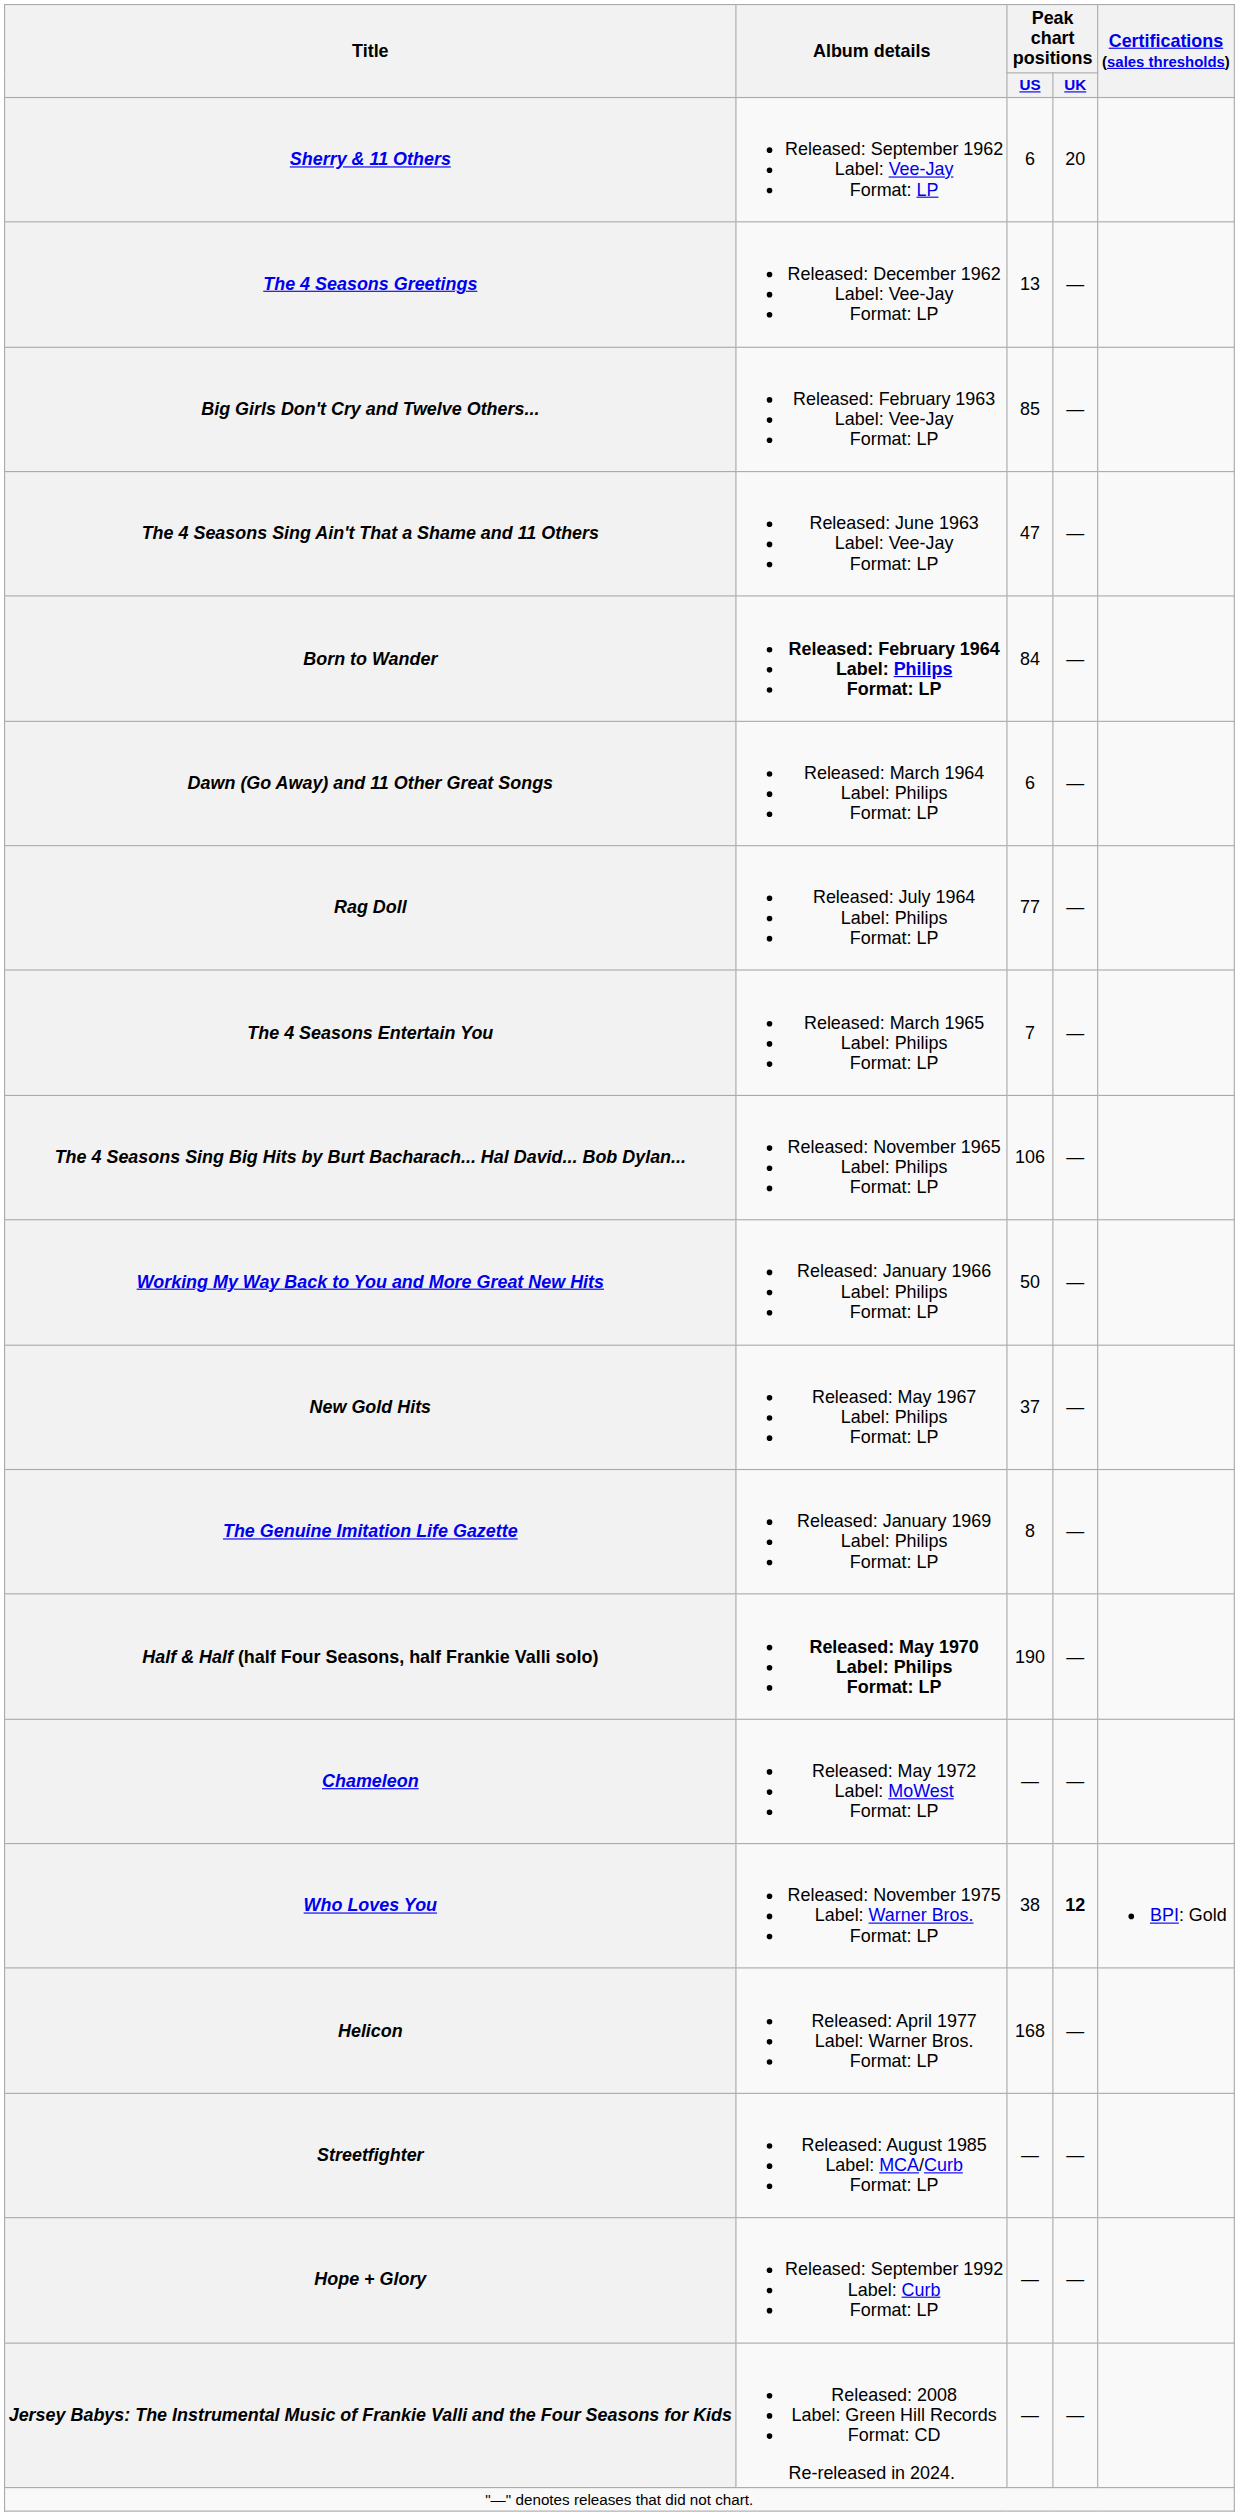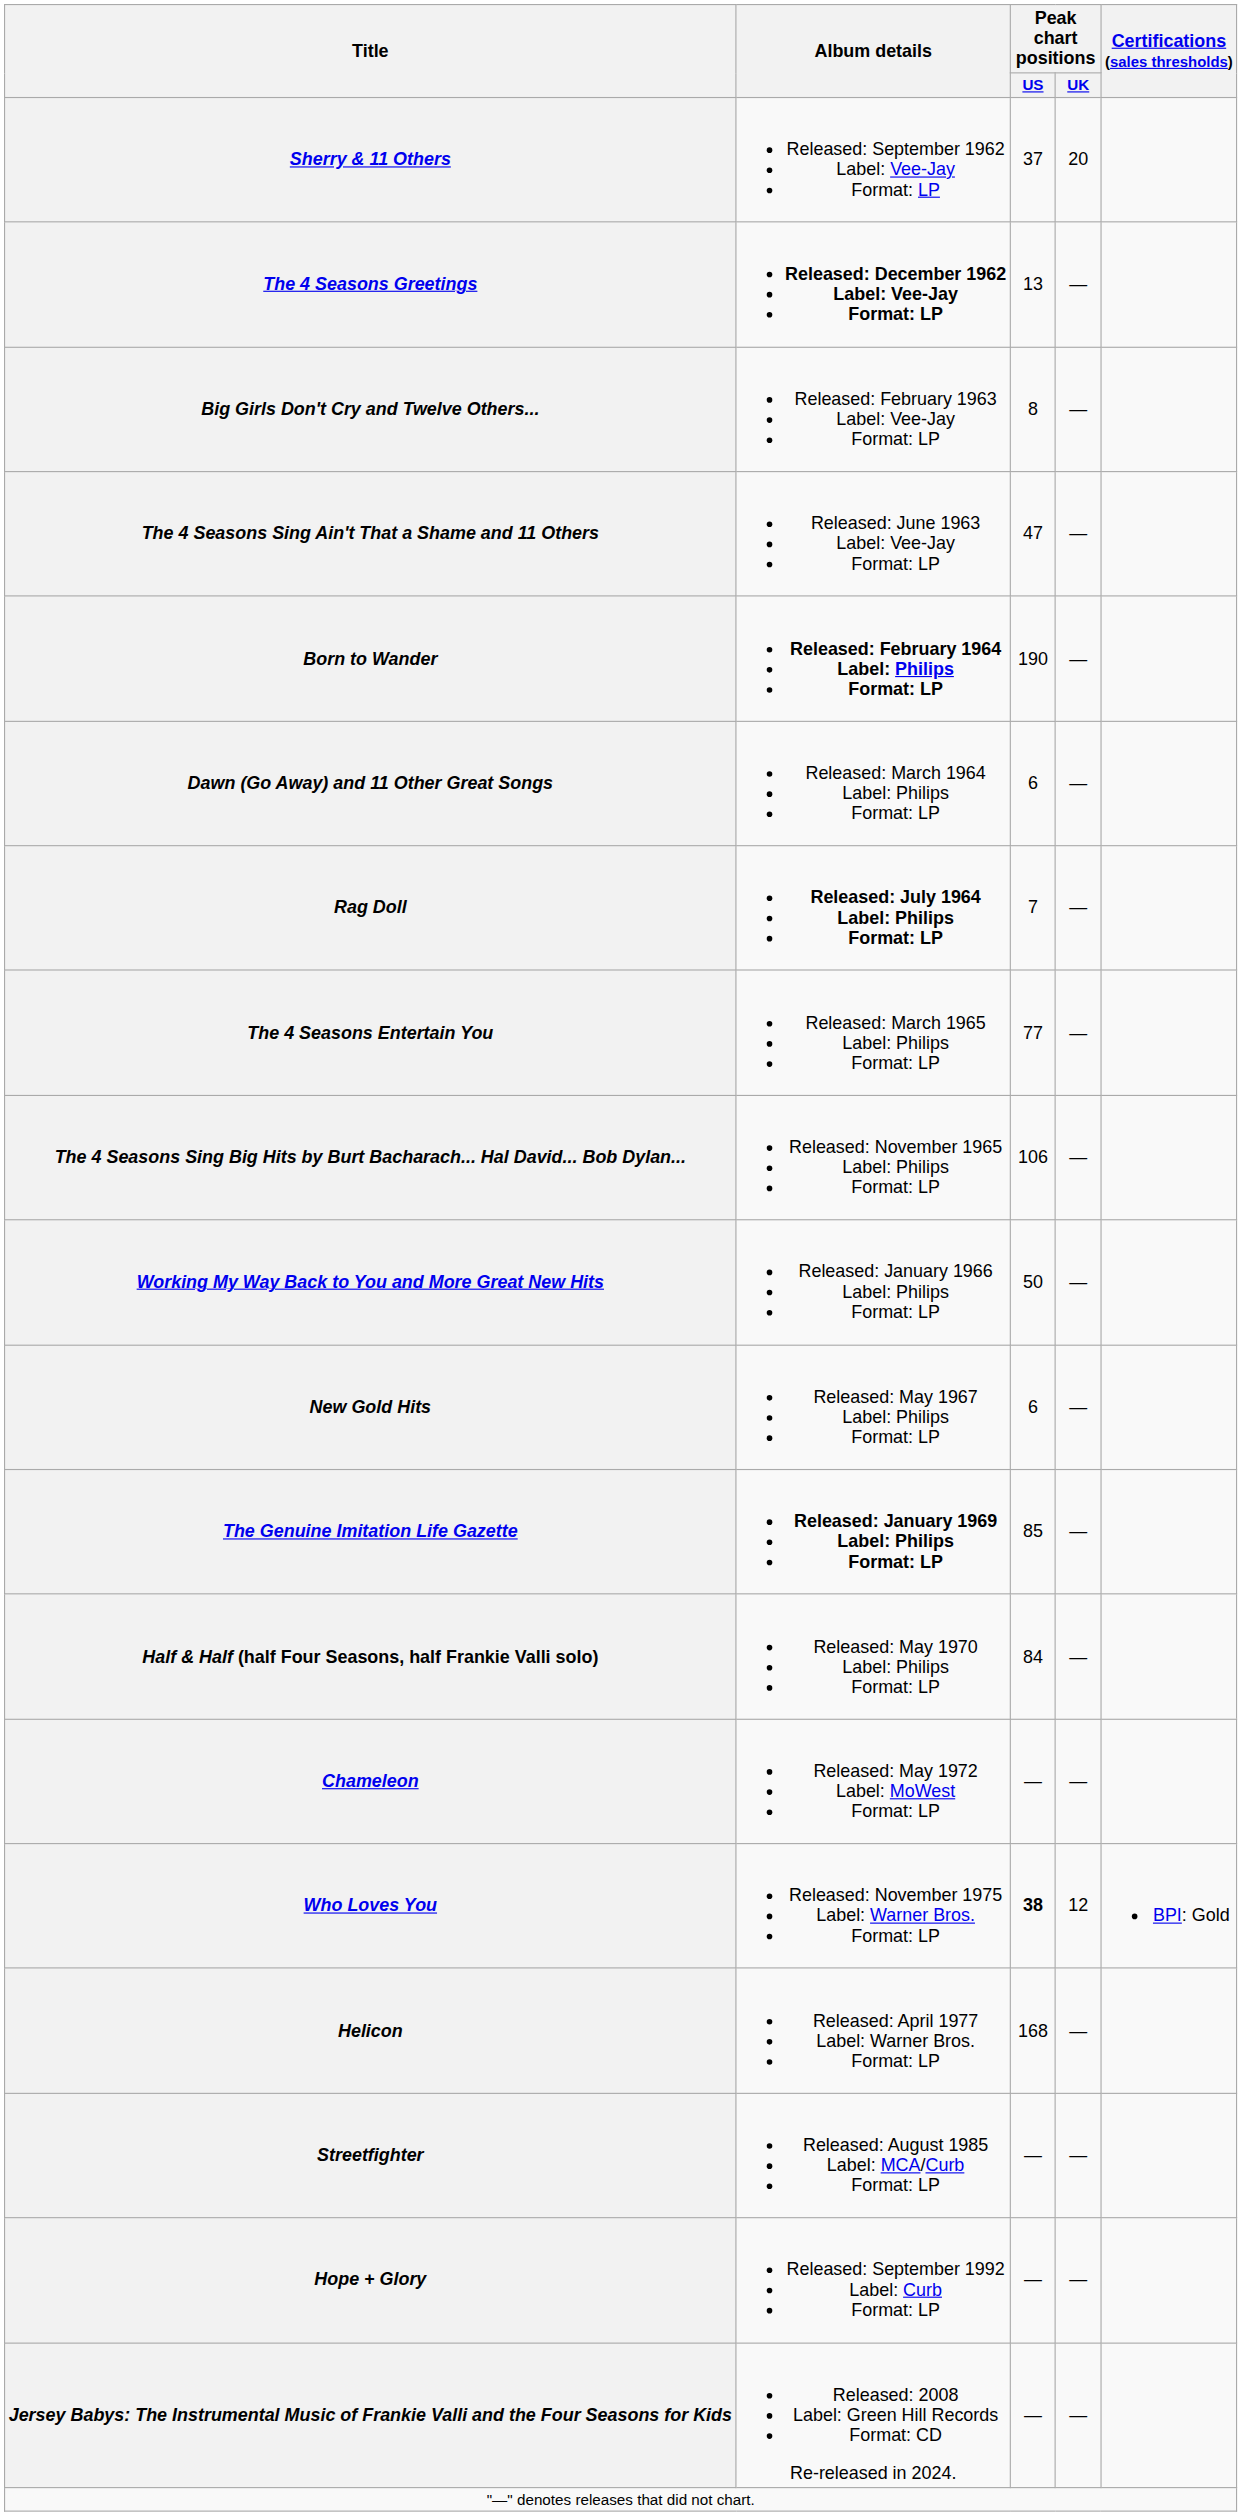(1030, 159) 6 -> (1033, 159) 37
(872, 294) normal -> (873, 294) bold
(1030, 409) 85 -> (1033, 409) 8
(1030, 658) 84 -> (1033, 658) 190
(872, 918) normal -> (873, 918) bold
(1030, 908) 77 -> (1033, 908) 7
(1030, 1032) 7 -> (1033, 1032) 77
(1030, 1407) 37 -> (1033, 1407) 6
(872, 1542) normal -> (873, 1542) bold
(1030, 1531) 8 -> (1033, 1531) 85
(872, 1667) bold -> (873, 1667) normal
(1030, 1656) 190 -> (1033, 1656) 84
(1030, 1905) normal -> (1033, 1905) bold
(1075, 1905) bold -> (1078, 1905) normal
